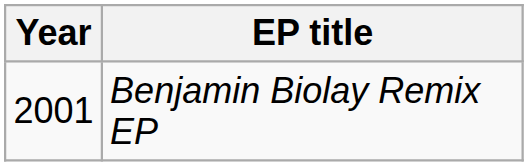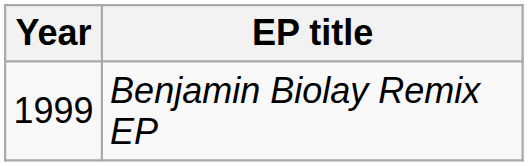(53, 110) 2001 -> (53, 110) 1999
